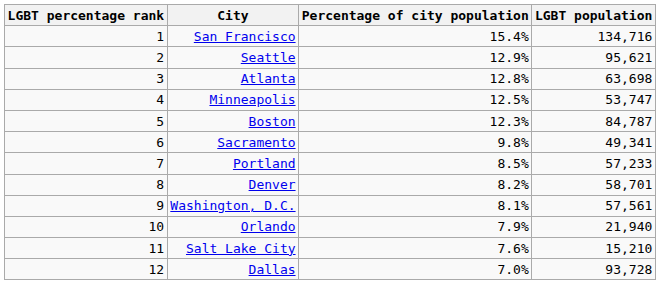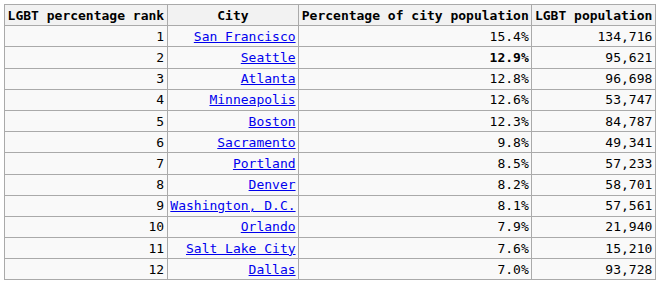(509, 57) normal -> (509, 57) bold
(629, 79) 63,698 -> (629, 79) 96,698
(509, 100) 12.5% -> (509, 100) 12.6%
